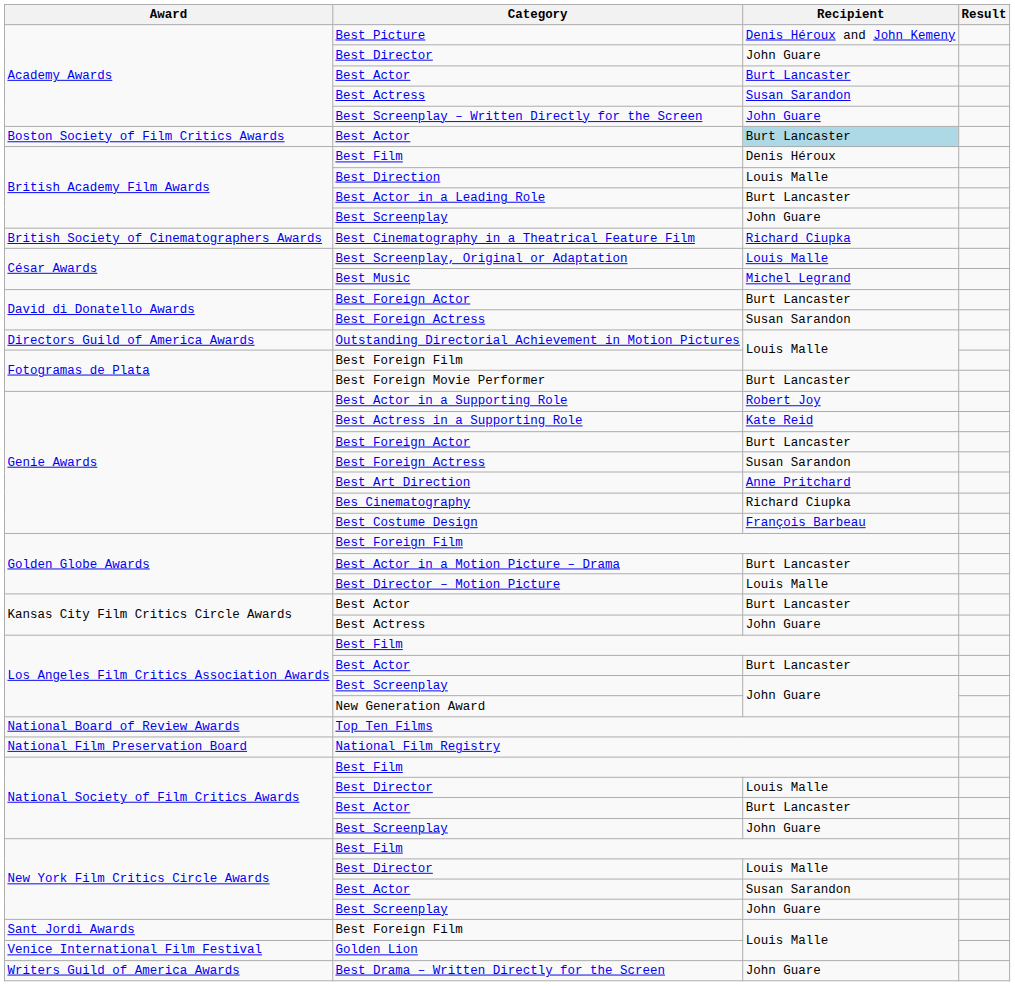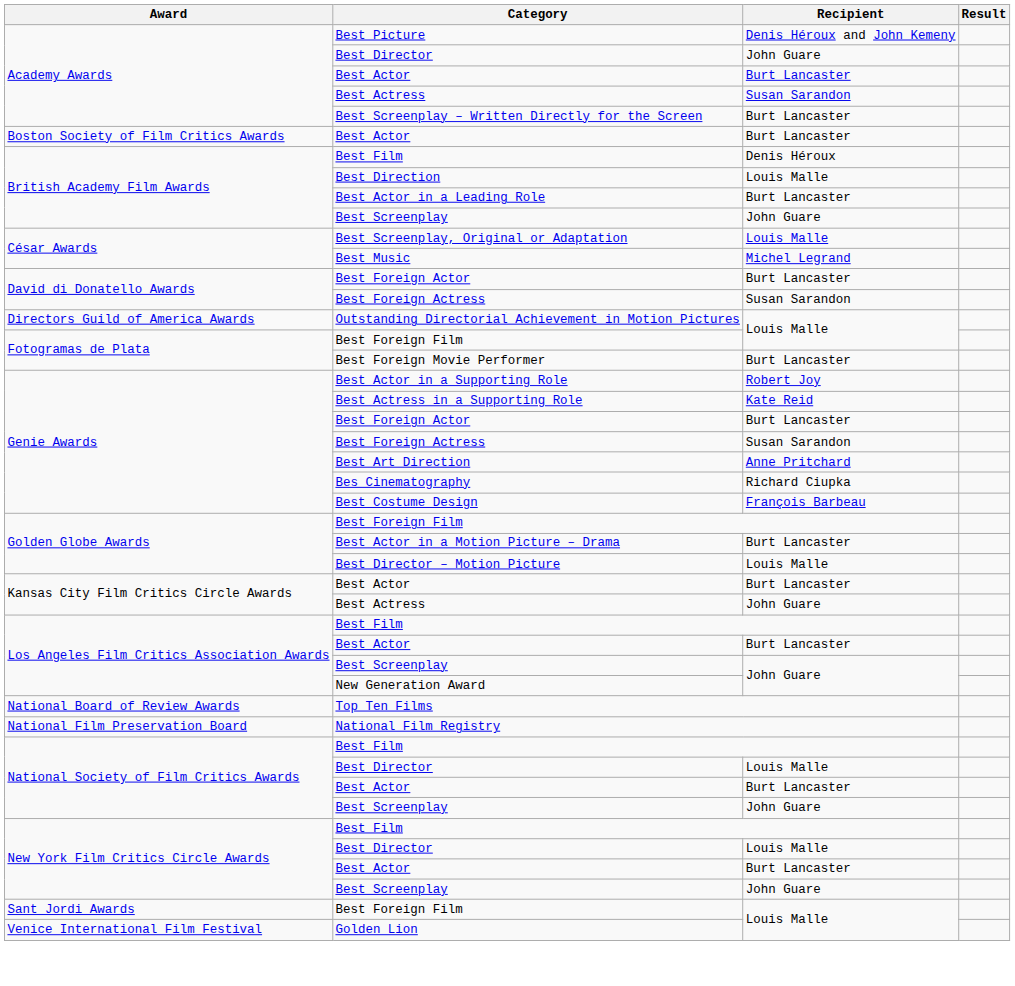(783, 116) John Guare -> (798, 116) Burt Lancaster
(798, 137) lightblue background -> (798, 137) no background
- row: (165, 238)
(798, 889) Susan Sarandon -> (798, 869) Burt Lancaster
- row: (124, 971)
